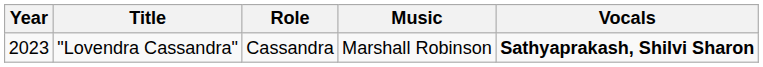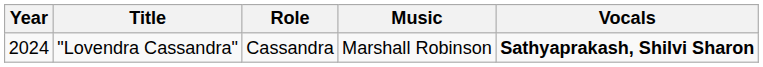(29, 47) 2023 -> (29, 47) 2024
